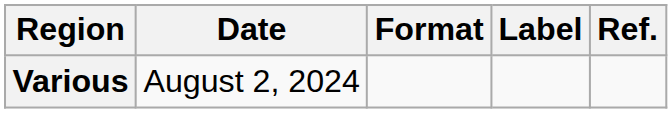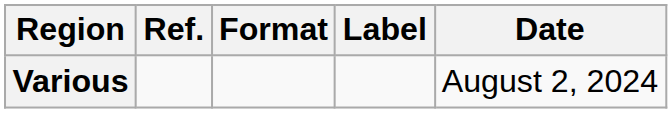columns swapped: (252, 30) <-> (628, 30)
